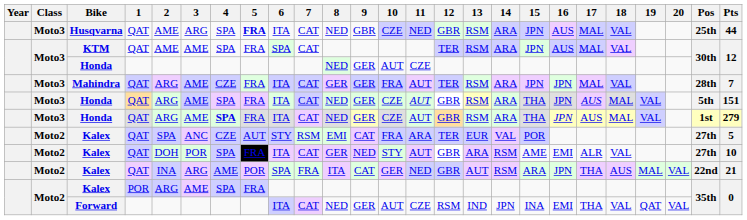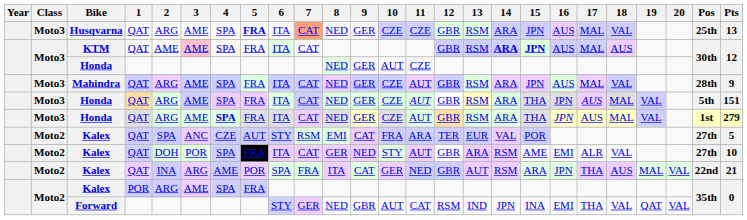(166, 30) AME -> (166, 30) ARG
(196, 30) ARG -> (196, 30) AME
(308, 30) no background -> (308, 30) lightsalmon background
(364, 30) GBR -> (364, 30) GER
(420, 30) NED -> (420, 30) CZE
(731, 30) 44 -> (732, 30) 13
(196, 48) no background -> (196, 48) pink background
(281, 48) SPA -> (281, 48) ITA
(449, 48) TER -> (449, 48) GBR
(505, 48) normal -> (506, 48) bold
(534, 48) normal -> (535, 48) bold
(621, 48) VAL -> (622, 48) AUS
(226, 83) CZE -> (226, 83) SPA
(337, 83) GER -> (337, 83) NED
(392, 83) FRA -> (392, 83) CZE
(449, 83) TER -> (449, 83) GBR
(563, 83) JPN -> (563, 83) AUS
(731, 83) 7 -> (732, 83) 9
(281, 205) ITA -> (281, 205) STY
(308, 205) CAT -> (308, 205) GER
(364, 205) GER -> (364, 205) GBR
(420, 205) CZE -> (420, 205) CAT
